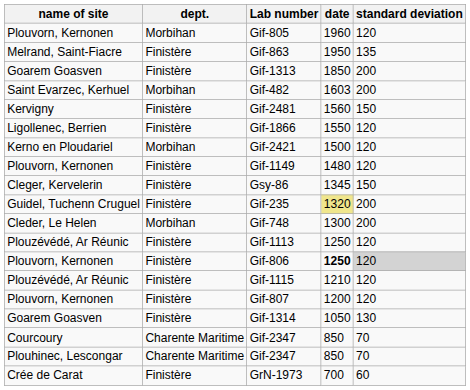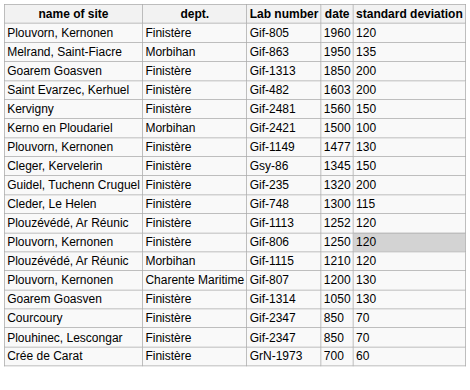(170, 33) Morbihan -> (168, 33) Finistère
(168, 52) Finistère -> (170, 52) Morbihan
(170, 90) Morbihan -> (168, 90) Finistère
- row: (57, 128)
(366, 147) 120 -> (366, 128) 100
(337, 166) 1480 -> (337, 147) 1477
(366, 166) 120 -> (366, 147) 130
(337, 204) khaki background -> (337, 185) no background
(170, 223) Morbihan -> (168, 204) Finistère
(366, 223) 200 -> (366, 204) 115
(337, 242) 1250 -> (337, 223) 1252
(337, 261) bold -> (337, 242) normal
(168, 280) Finistère -> (170, 261) Morbihan
(168, 299) Finistère -> (195, 280) Charente Maritime
(366, 299) 120 -> (366, 280) 130
(195, 337) Charente Maritime -> (168, 318) Finistère
(195, 356) Charente Maritime -> (168, 337) Finistère
